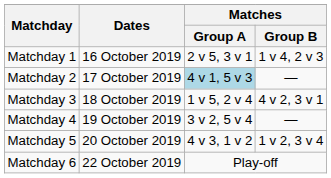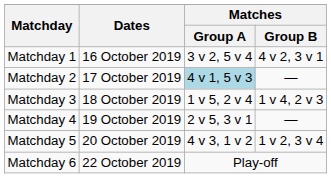(220, 57) 2 v 5, 3 v 1 -> (220, 57) 3 v 2, 5 v 4
(291, 57) 1 v 4, 2 v 3 -> (291, 57) 4 v 2, 3 v 1
(291, 99) 4 v 2, 3 v 1 -> (291, 99) 1 v 4, 2 v 3
(220, 120) 3 v 2, 5 v 4 -> (220, 120) 2 v 5, 3 v 1
